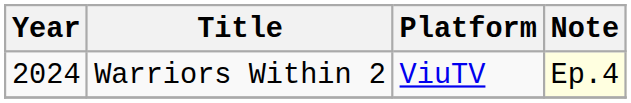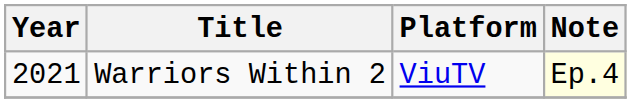(46, 75) 2024 -> (46, 75) 2021
